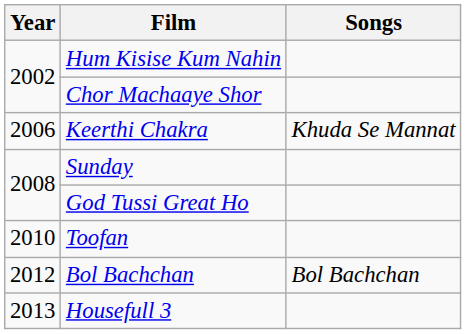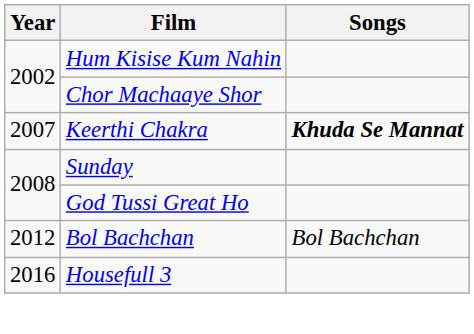(33, 130) 2006 -> (33, 130) 2007
(374, 130) normal -> (377, 130) bold
- row: (97, 238)
(33, 310) 2013 -> (33, 274) 2016
